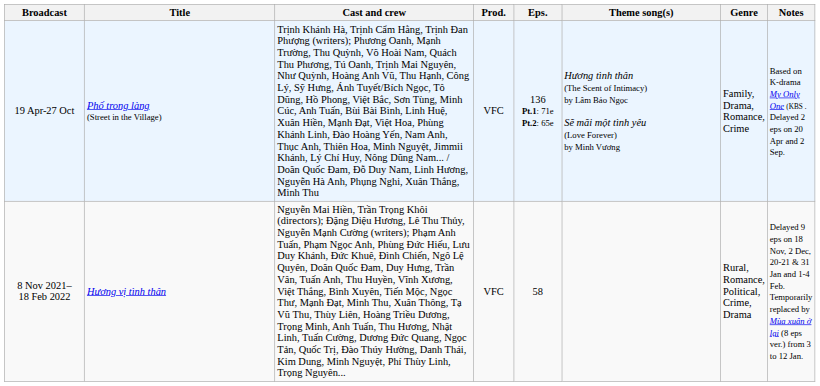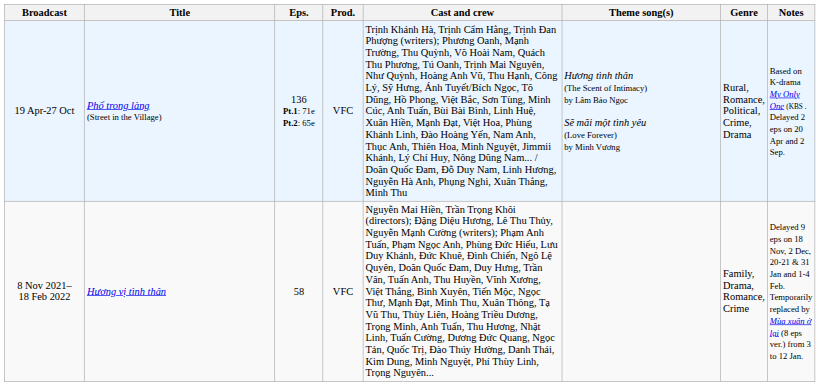columns swapped: (538, 12) <-> (374, 12)
(744, 111) Family, Drama, Romance, Crime -> (744, 111) Rural, Romance, Political, Crime, Drama
(744, 291) Rural, Romance, Political, Crime, Drama -> (744, 291) Family, Drama, Romance, Crime
